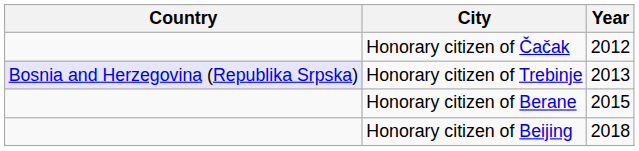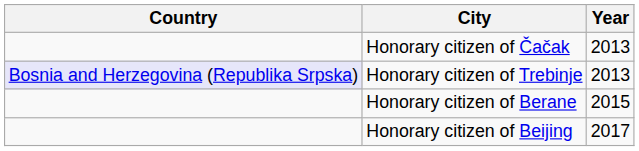(610, 46) 2012 -> (610, 46) 2013
(610, 131) 2018 -> (610, 131) 2017
